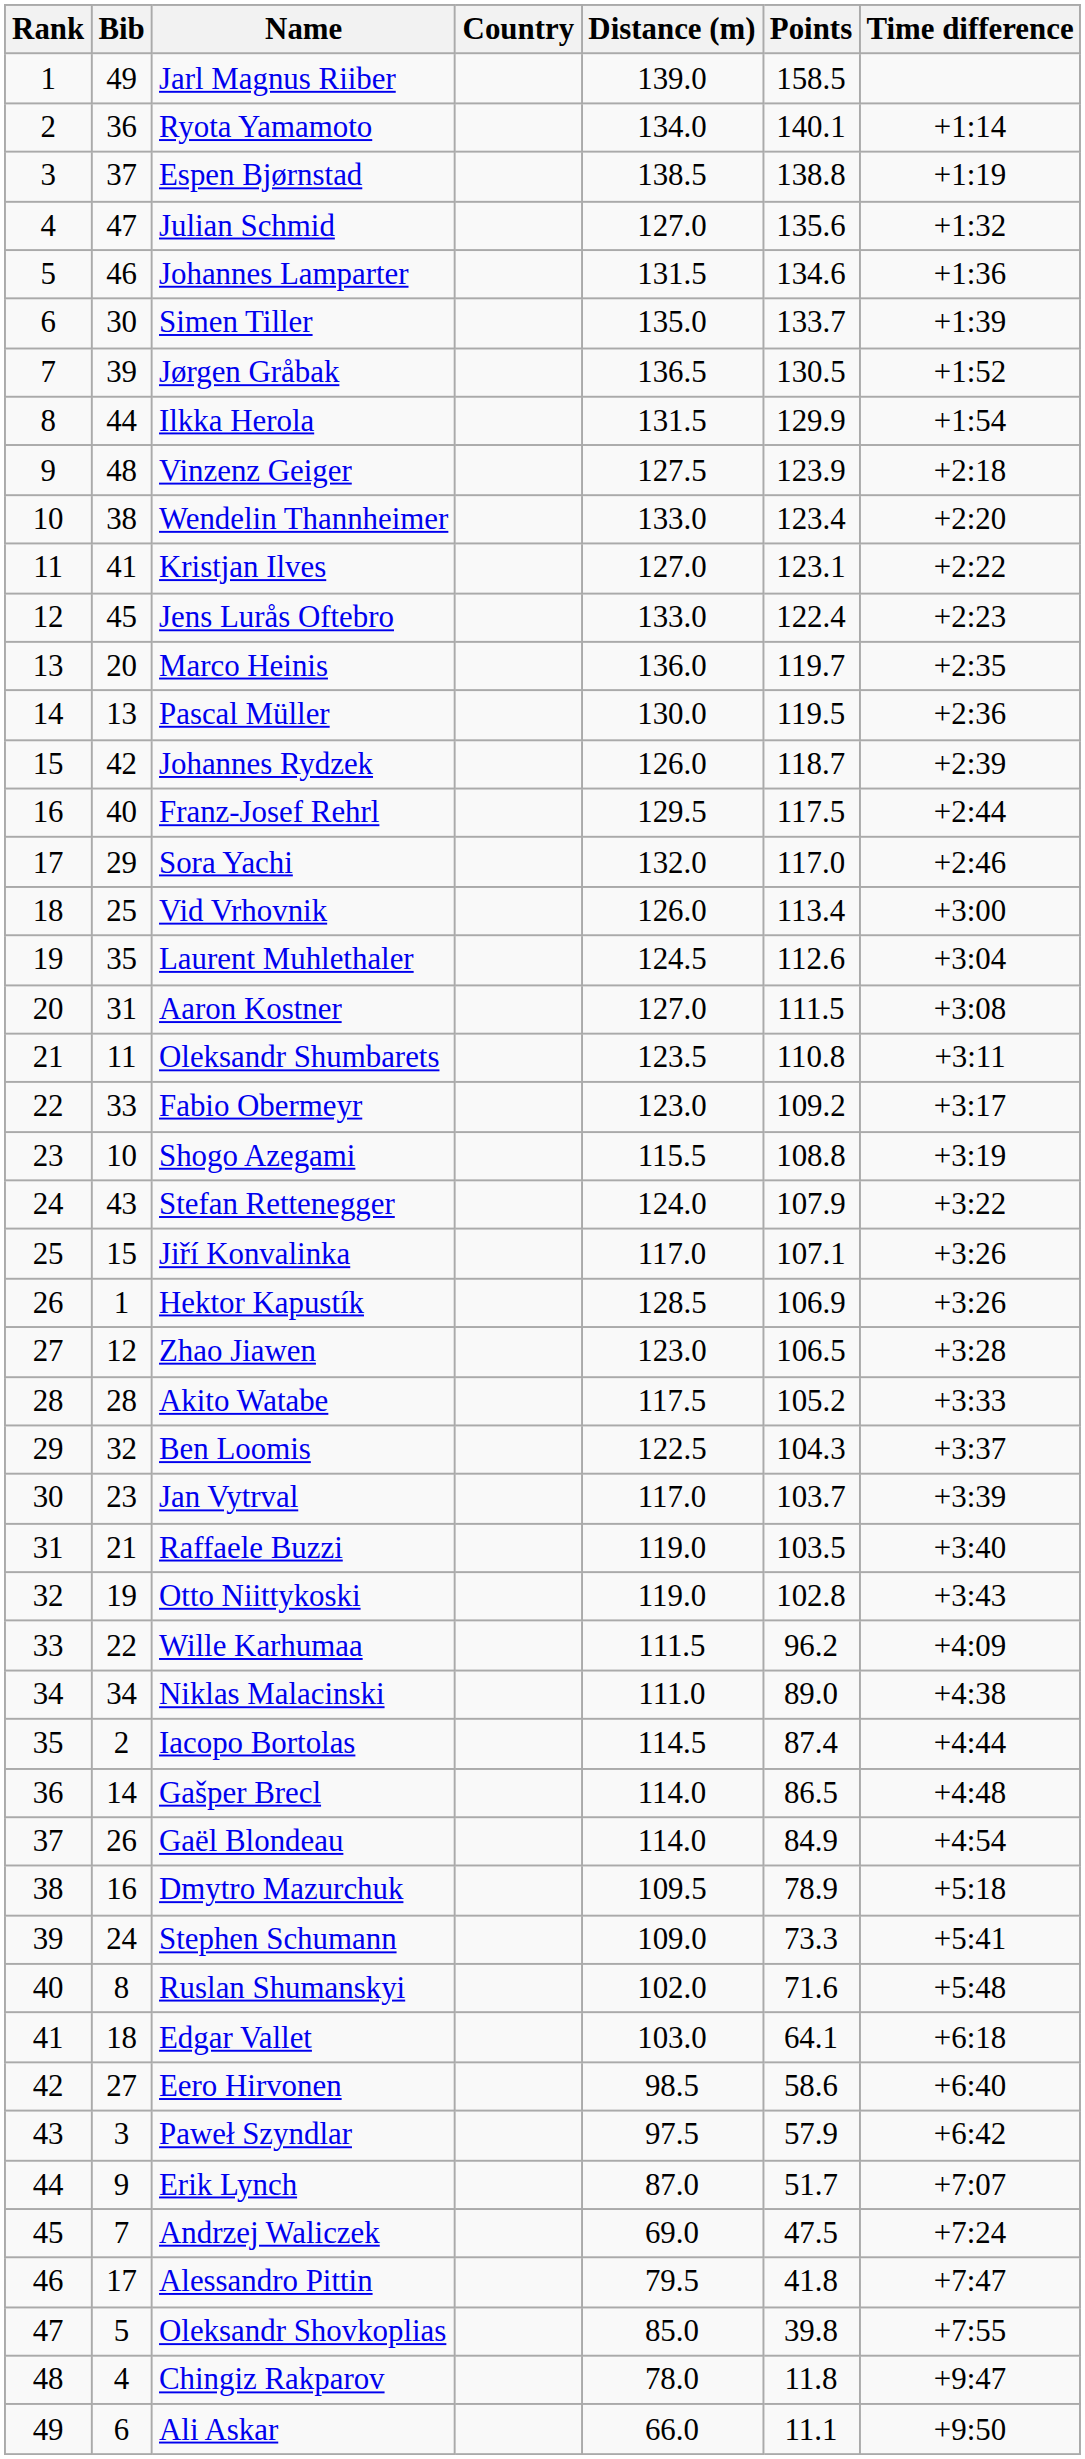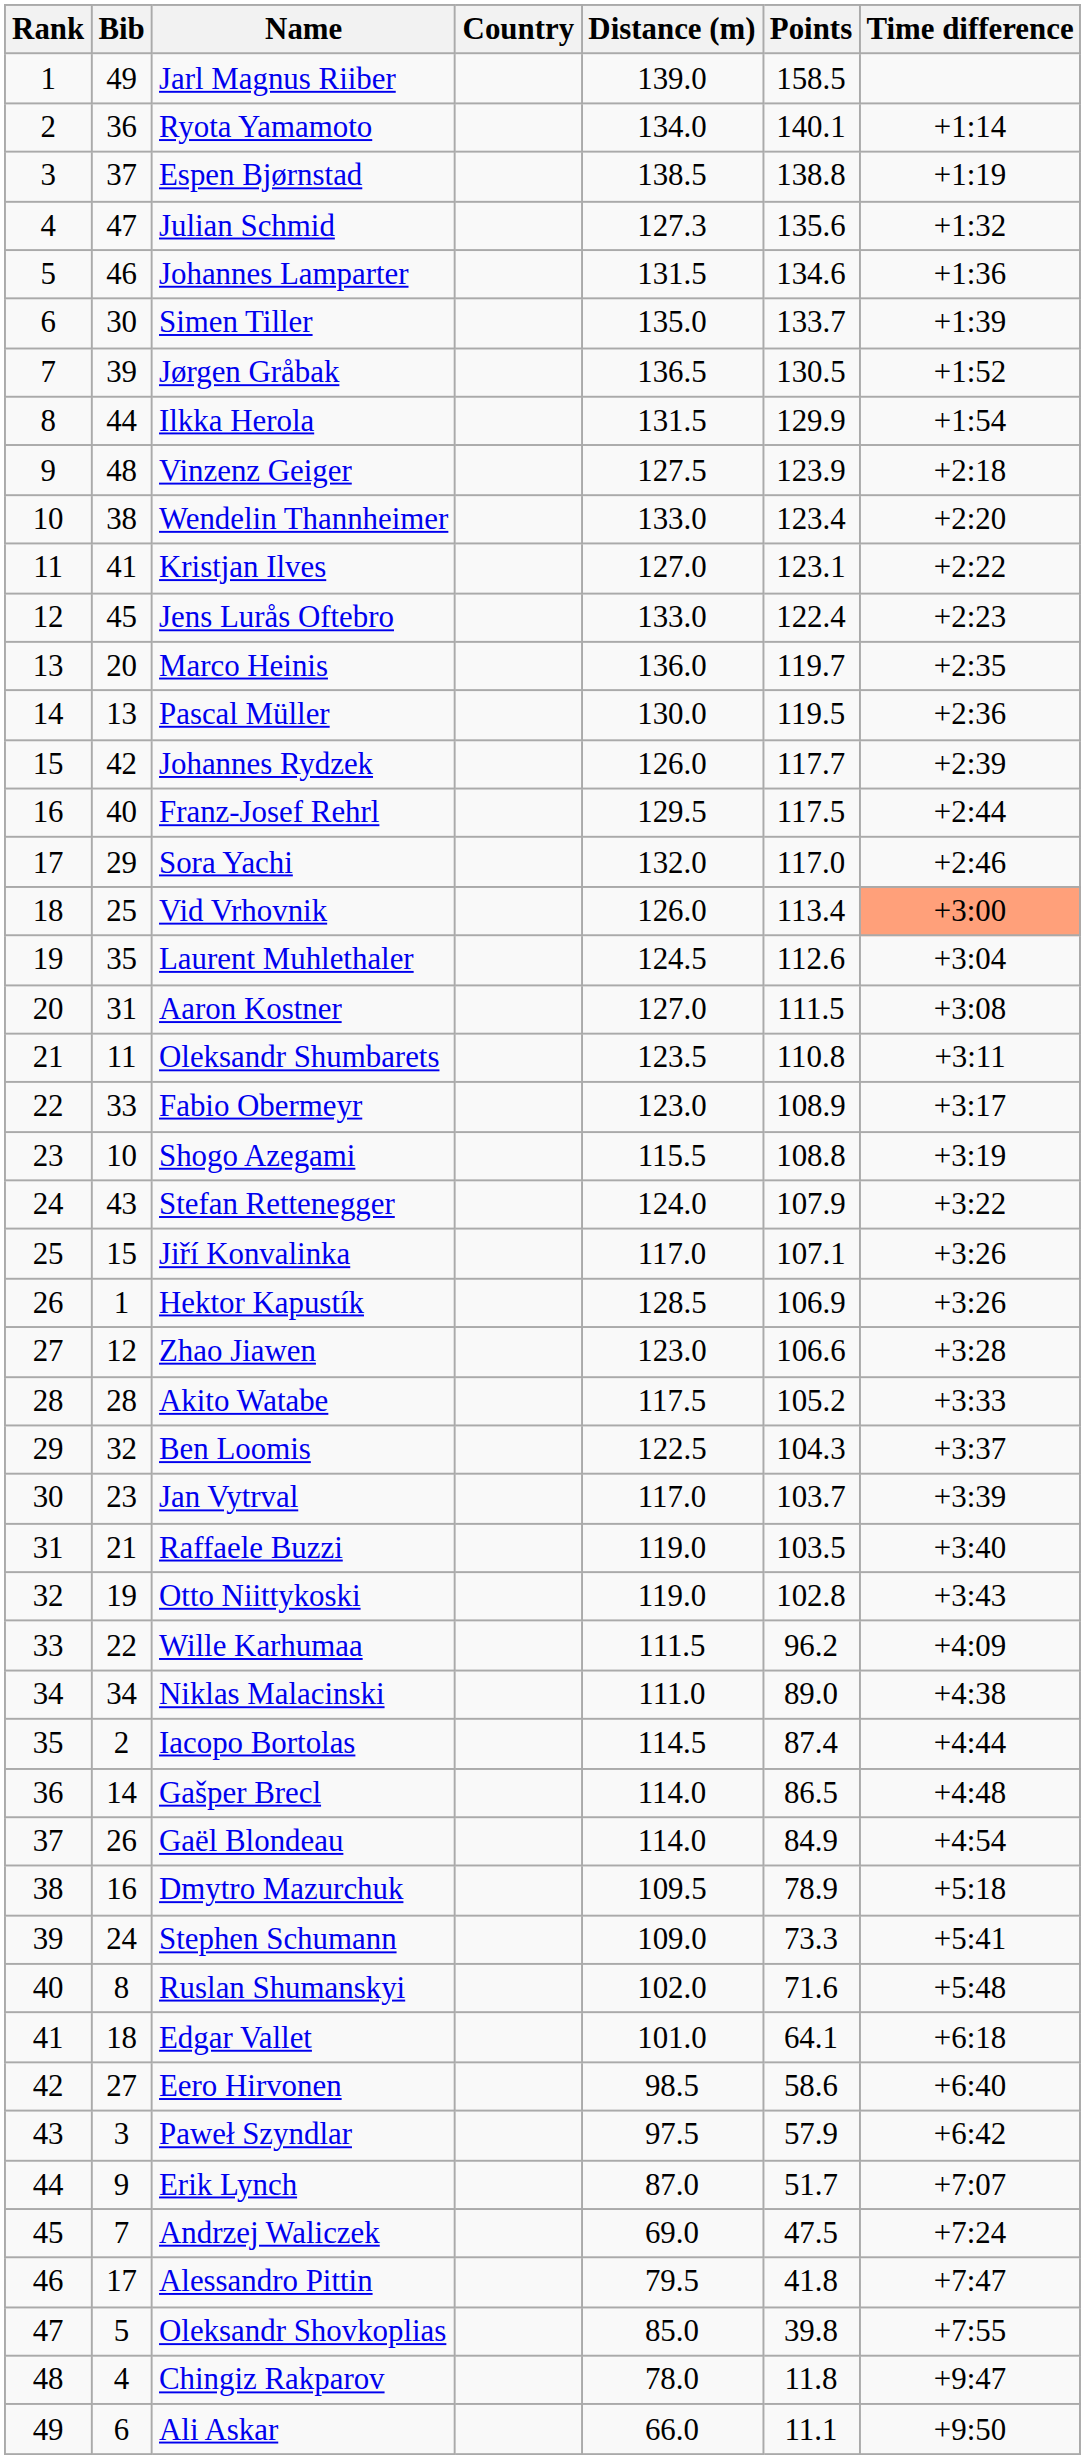(672, 224) 127.0 -> (672, 224) 127.3
(811, 763) 118.7 -> (811, 763) 117.7
(970, 910) no background -> (970, 910) lightsalmon background
(811, 1106) 109.2 -> (811, 1106) 108.9
(811, 1351) 106.5 -> (811, 1351) 106.6
(672, 2036) 103.0 -> (672, 2036) 101.0
